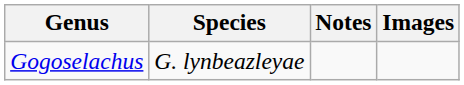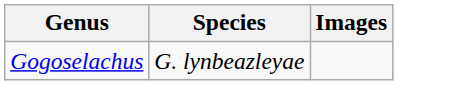- column: (343, 23)
